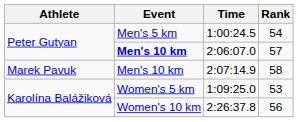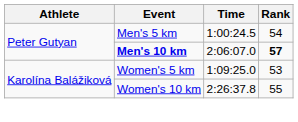(276, 51) normal -> (276, 51) bold
- row: (231, 70)
(276, 107) 56 -> (276, 89) 55
